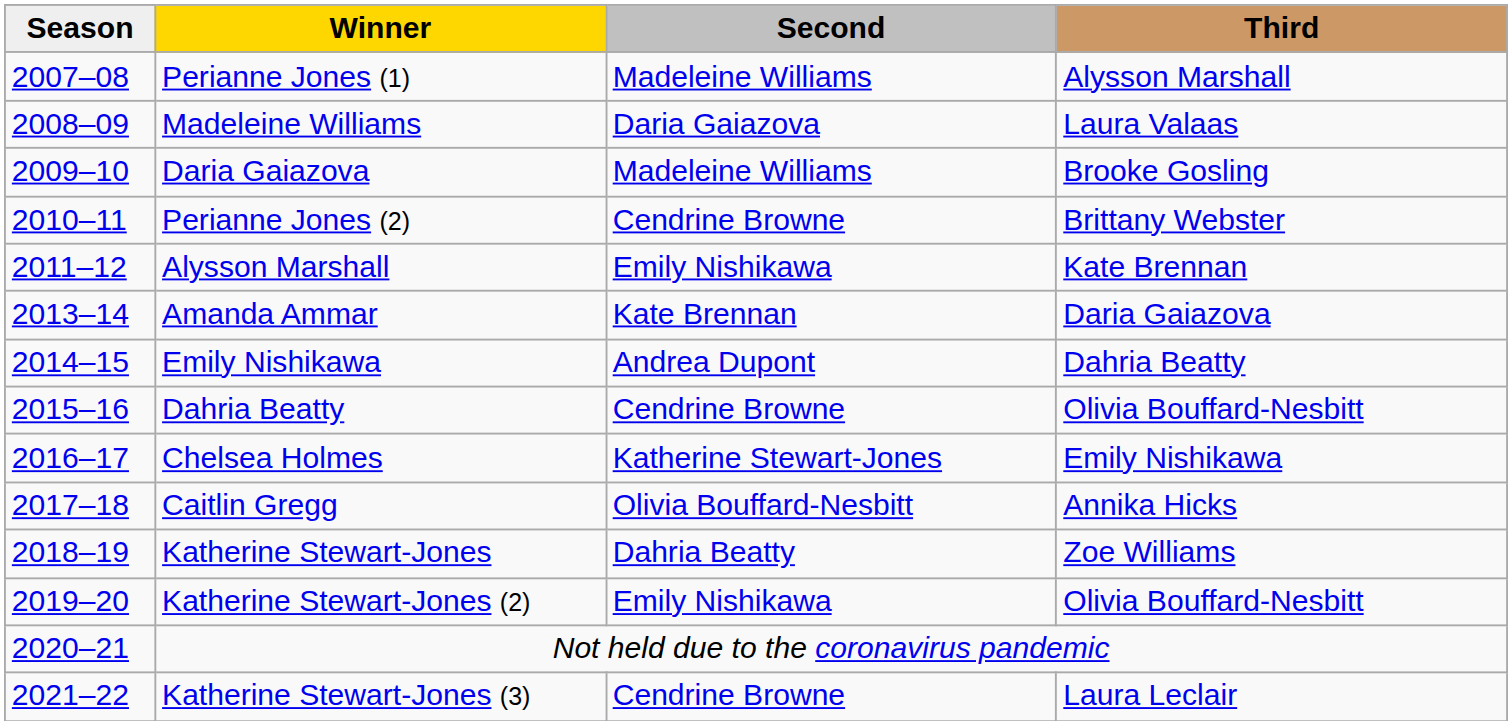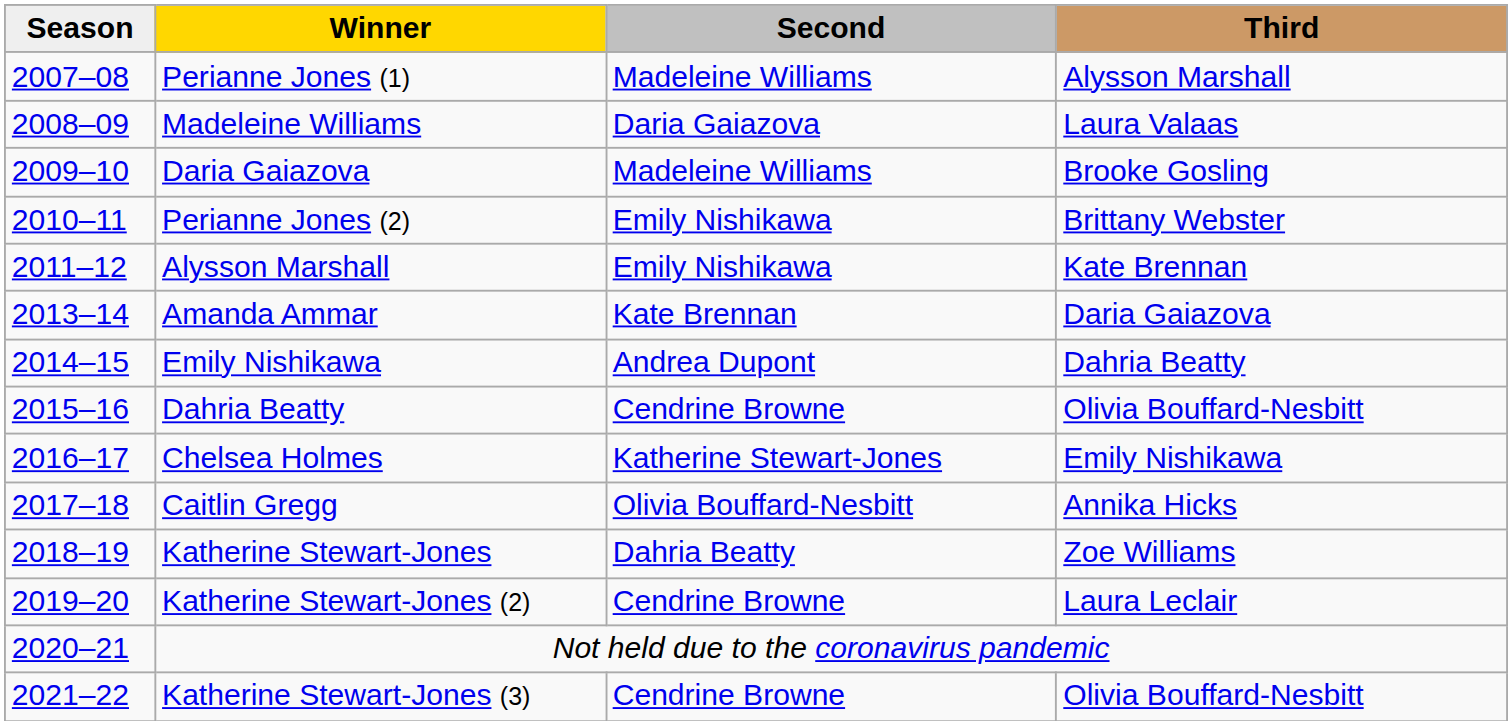(729, 219) Cendrine Browne -> (722, 219) Emily Nishikawa
(722, 600) Emily Nishikawa -> (729, 600) Cendrine Browne
(1213, 600) Olivia Bouffard-Nesbitt -> (1150, 600) Laura Leclair
(1150, 696) Laura Leclair -> (1213, 696) Olivia Bouffard-Nesbitt
